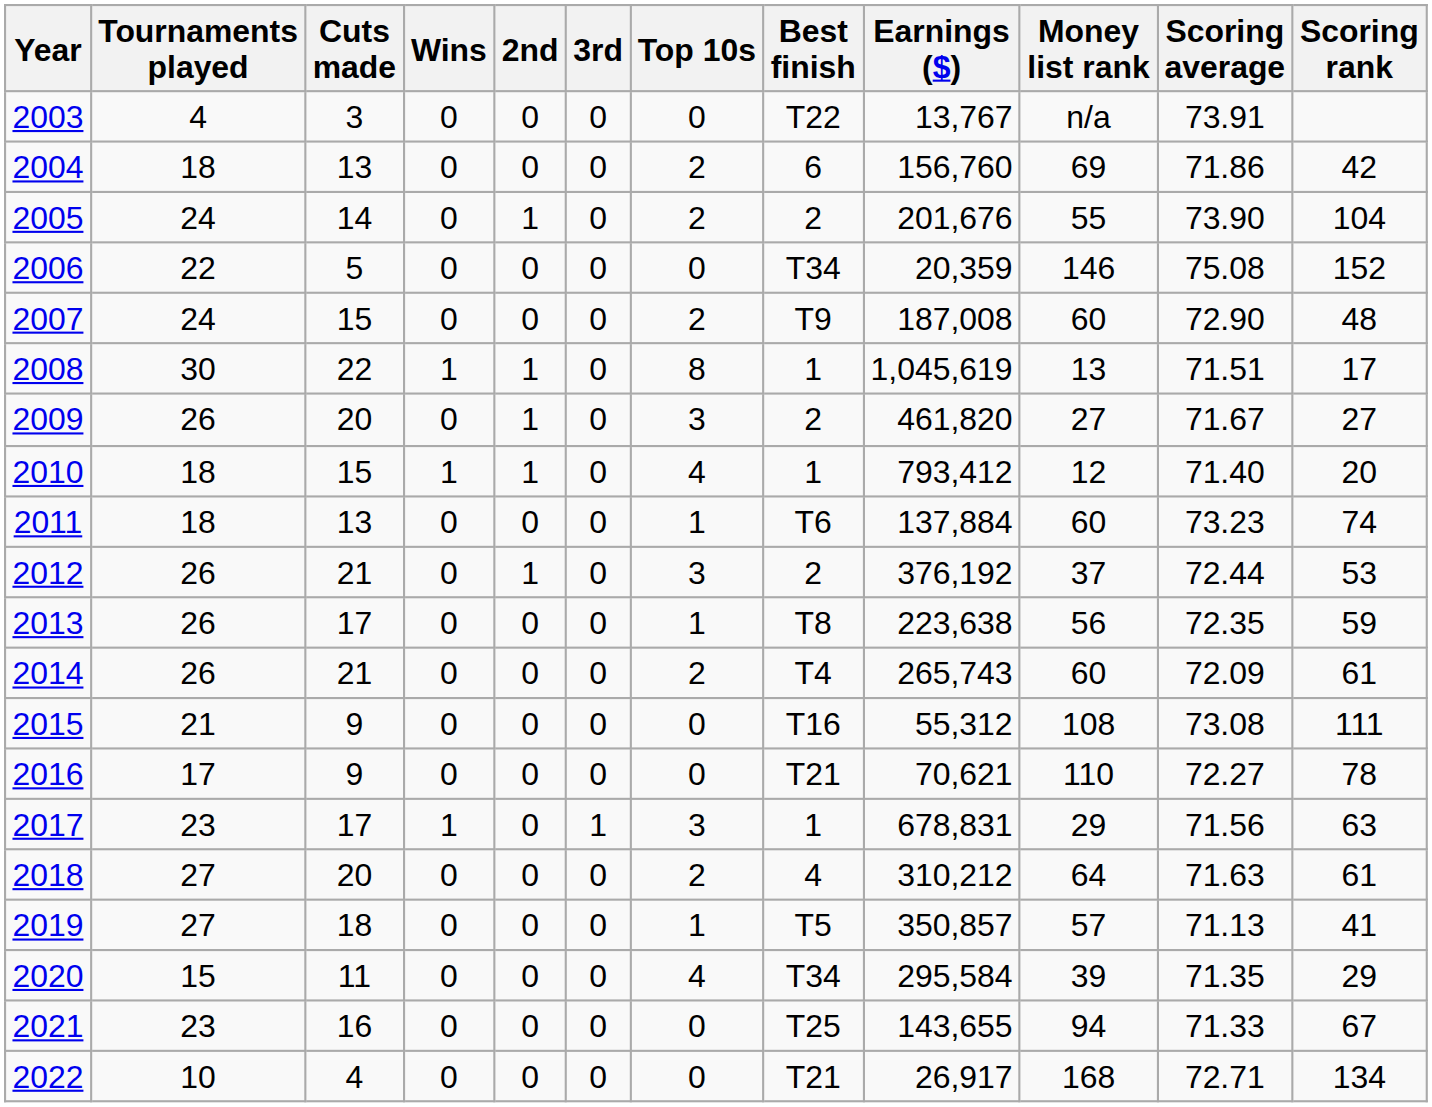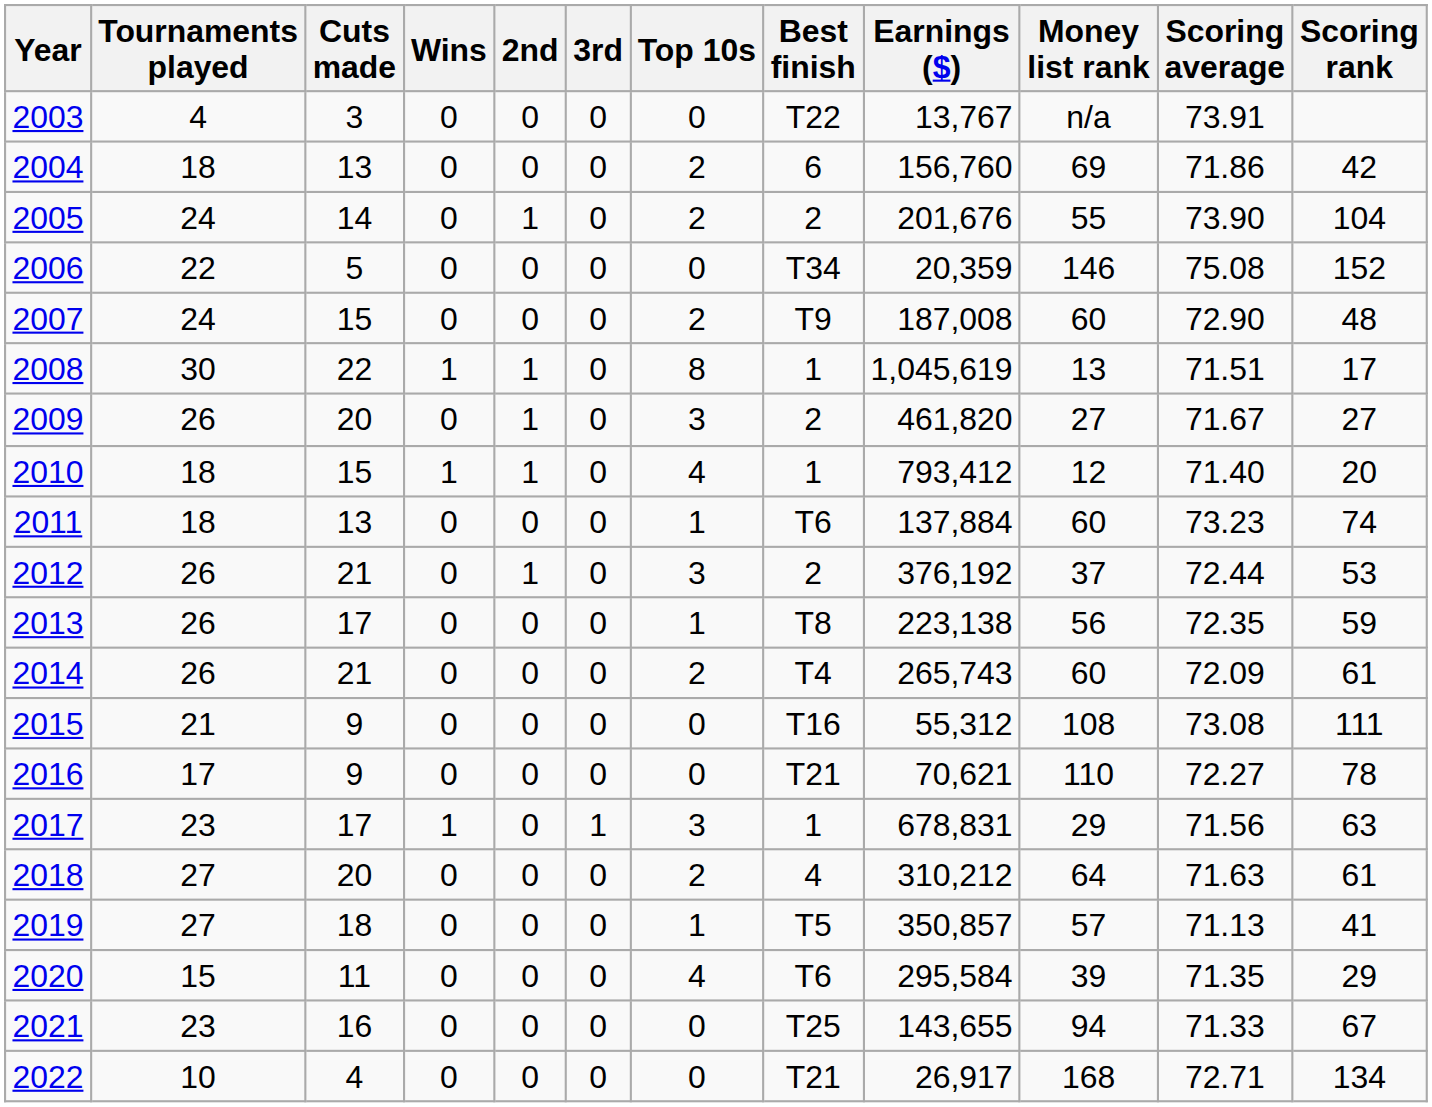(955, 622) 223,638 -> (955, 622) 223,138
(813, 976) T34 -> (813, 976) T6
